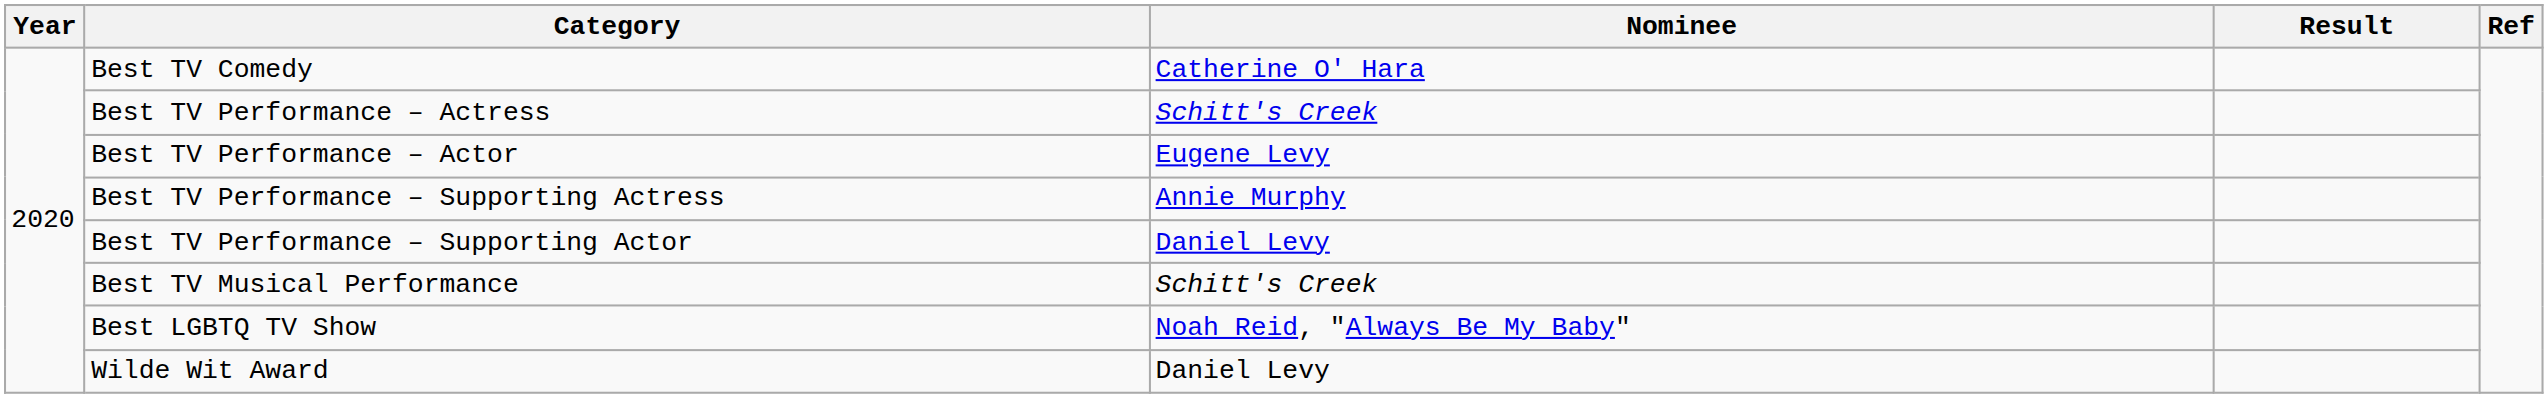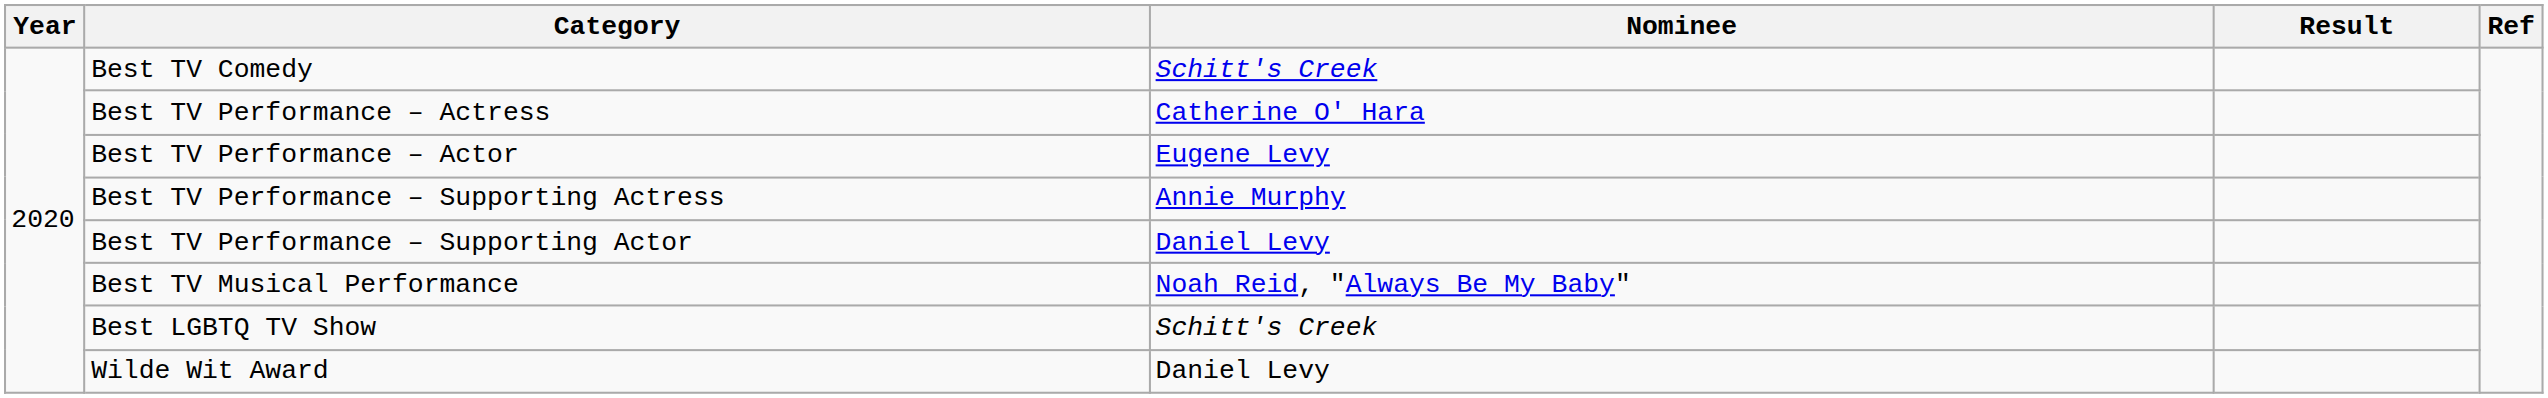(1290, 70) Catherine O' Hara -> (1266, 70) Schitt's Creek
(1266, 113) Schitt's Creek -> (1290, 113) Catherine O' Hara
(1266, 285) Schitt's Creek -> (1393, 285) Noah Reid, "Always Be My Baby"
(1393, 328) Noah Reid, "Always Be My Baby" -> (1266, 328) Schitt's Creek
